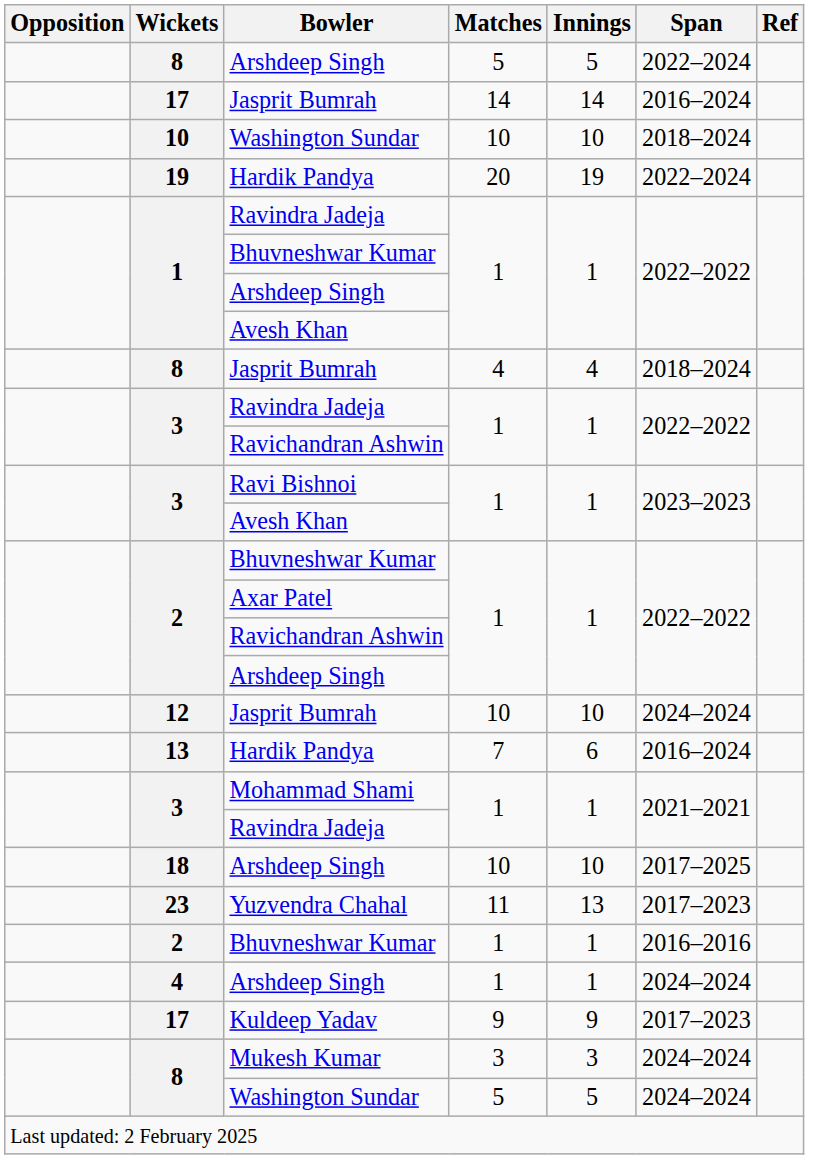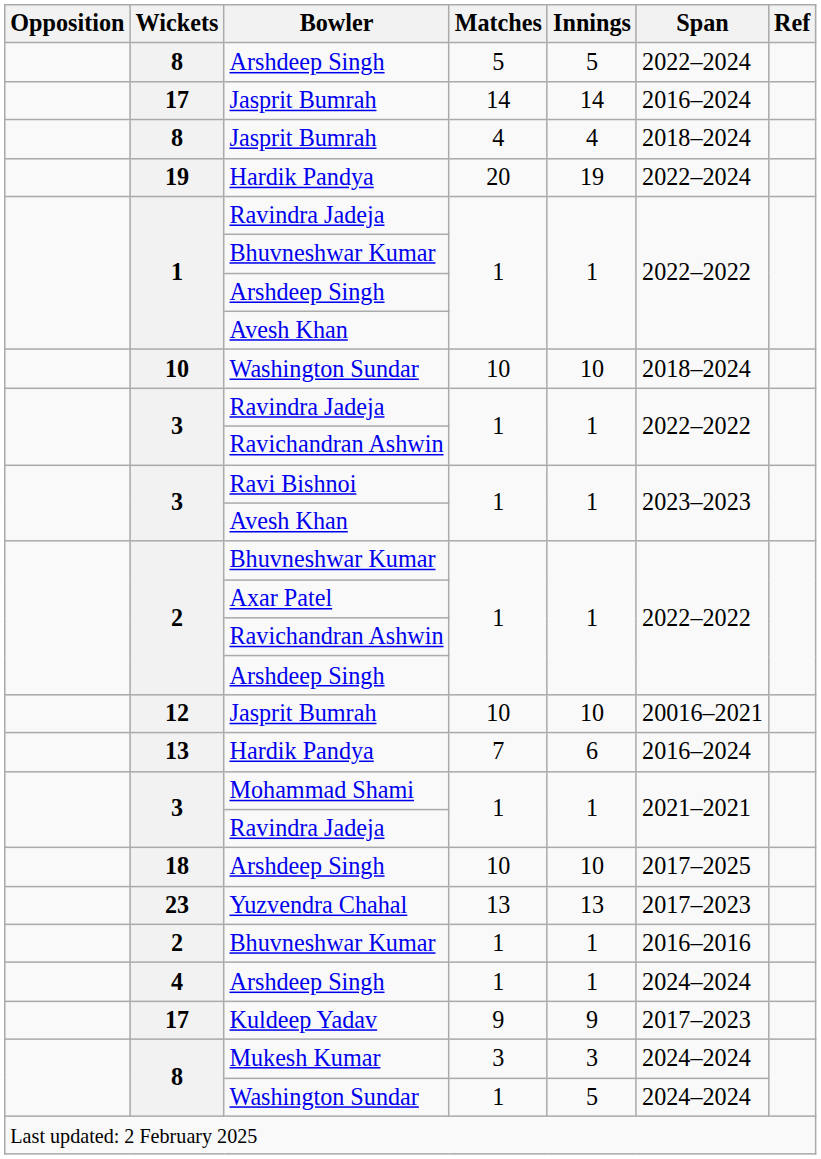rows swapped: (177, 138) <-> (177, 368)
(696, 713) 2024–2024 -> (702, 713) 20016–2021
(498, 904) 11 -> (498, 904) 13
(498, 1096) 5 -> (498, 1096) 1
